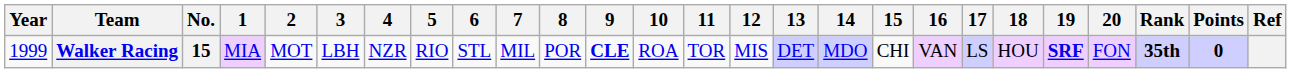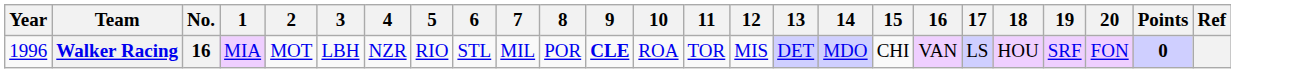- column: (1162, 19)
(28, 51) 1999 -> (28, 51) 1996
(201, 51) 15 -> (201, 51) 16
(1066, 51) bold -> (1065, 51) normal
